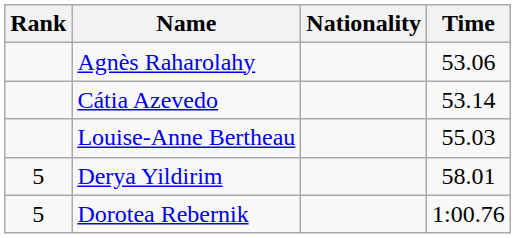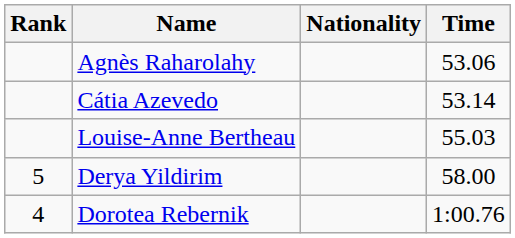(468, 175) 58.01 -> (468, 175) 58.00
(38, 213) 5 -> (38, 213) 4
